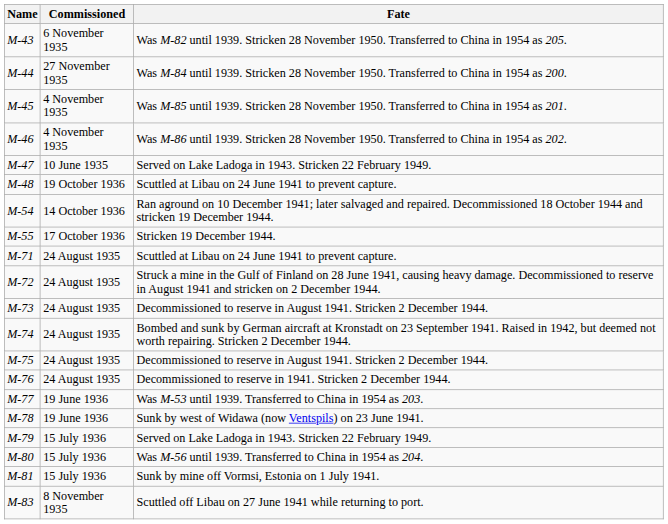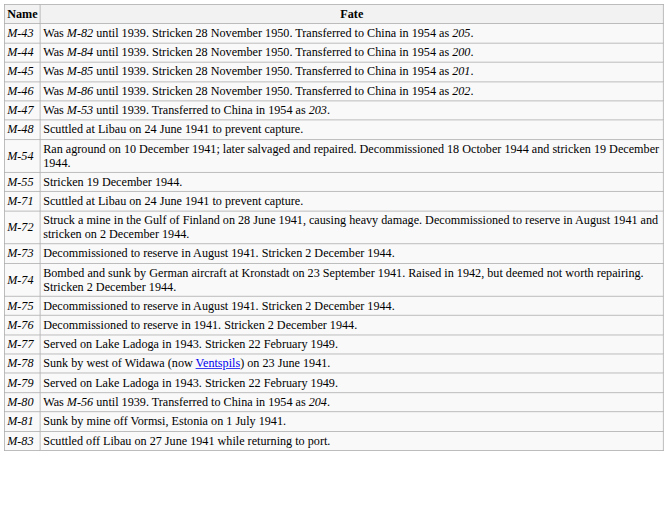- column: (87, 14)
(284, 165) Served on Lake Ladoga in 1943. Stricken 22 February 1949. -> (187, 110) Was M-53 until 1939. Transferred to China in 1954 as 203.
(280, 399) Was M-53 until 1939. Transferred to China in 1954 as 203. -> (191, 344) Served on Lake Ladoga in 1943. Stricken 22 February 1949.
